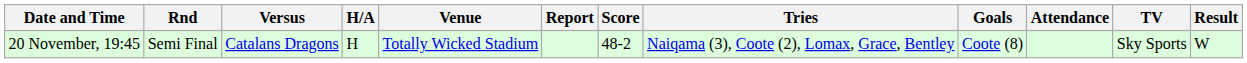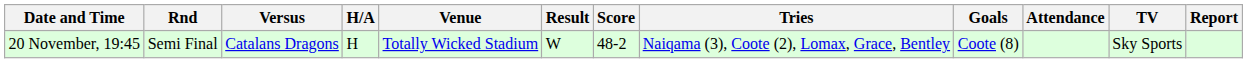columns swapped: (1216, 17) <-> (570, 17)
